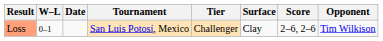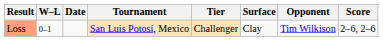columns swapped: (348, 12) <-> (298, 12)
